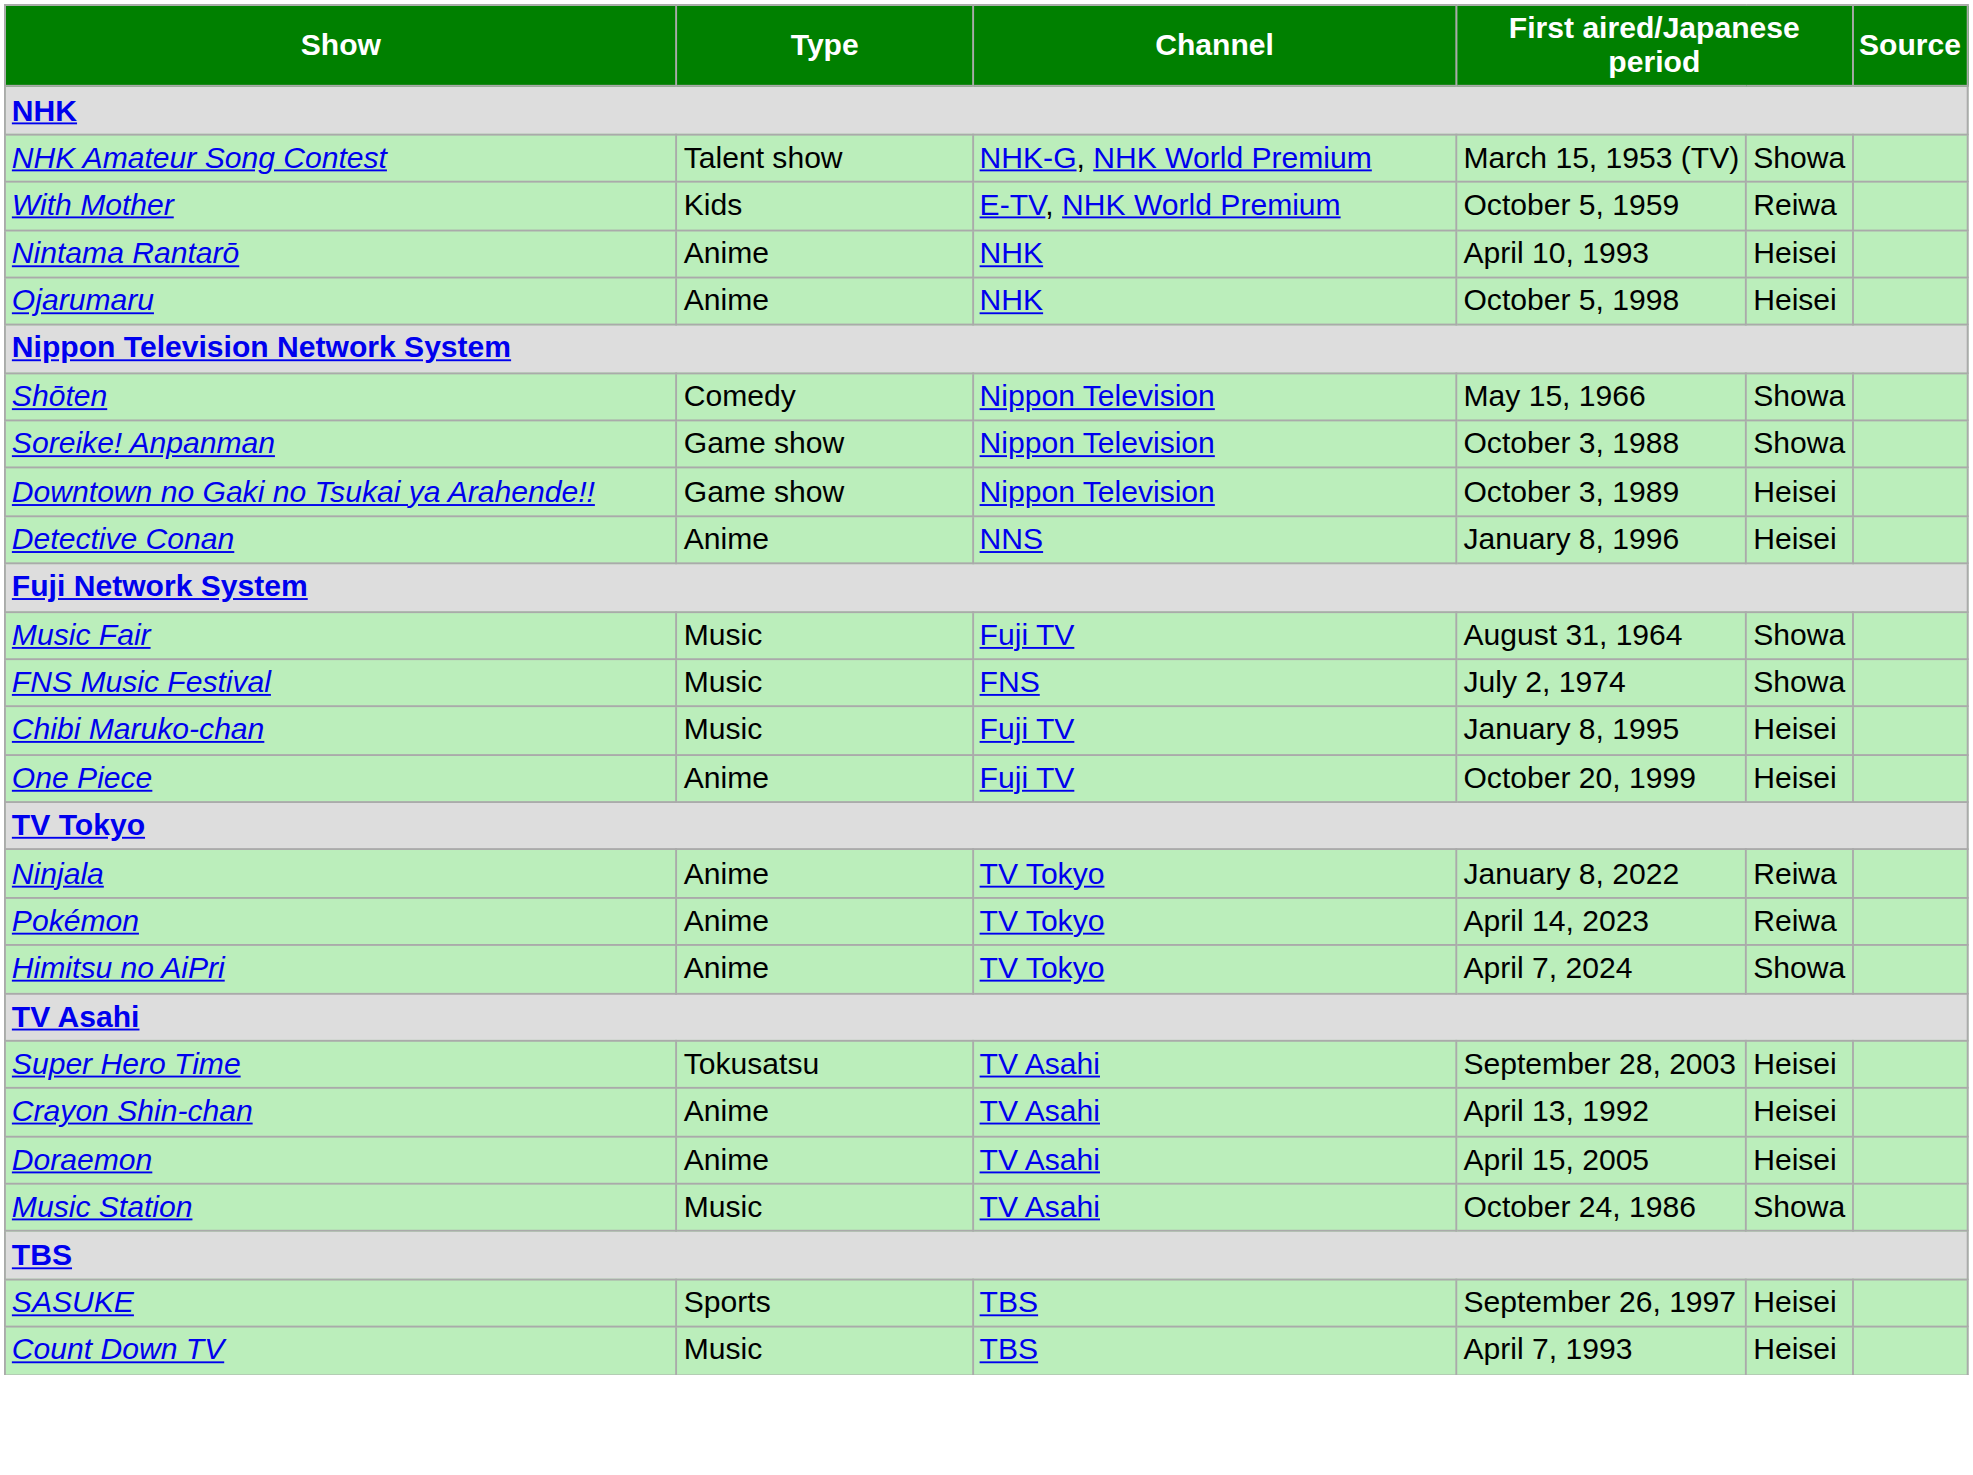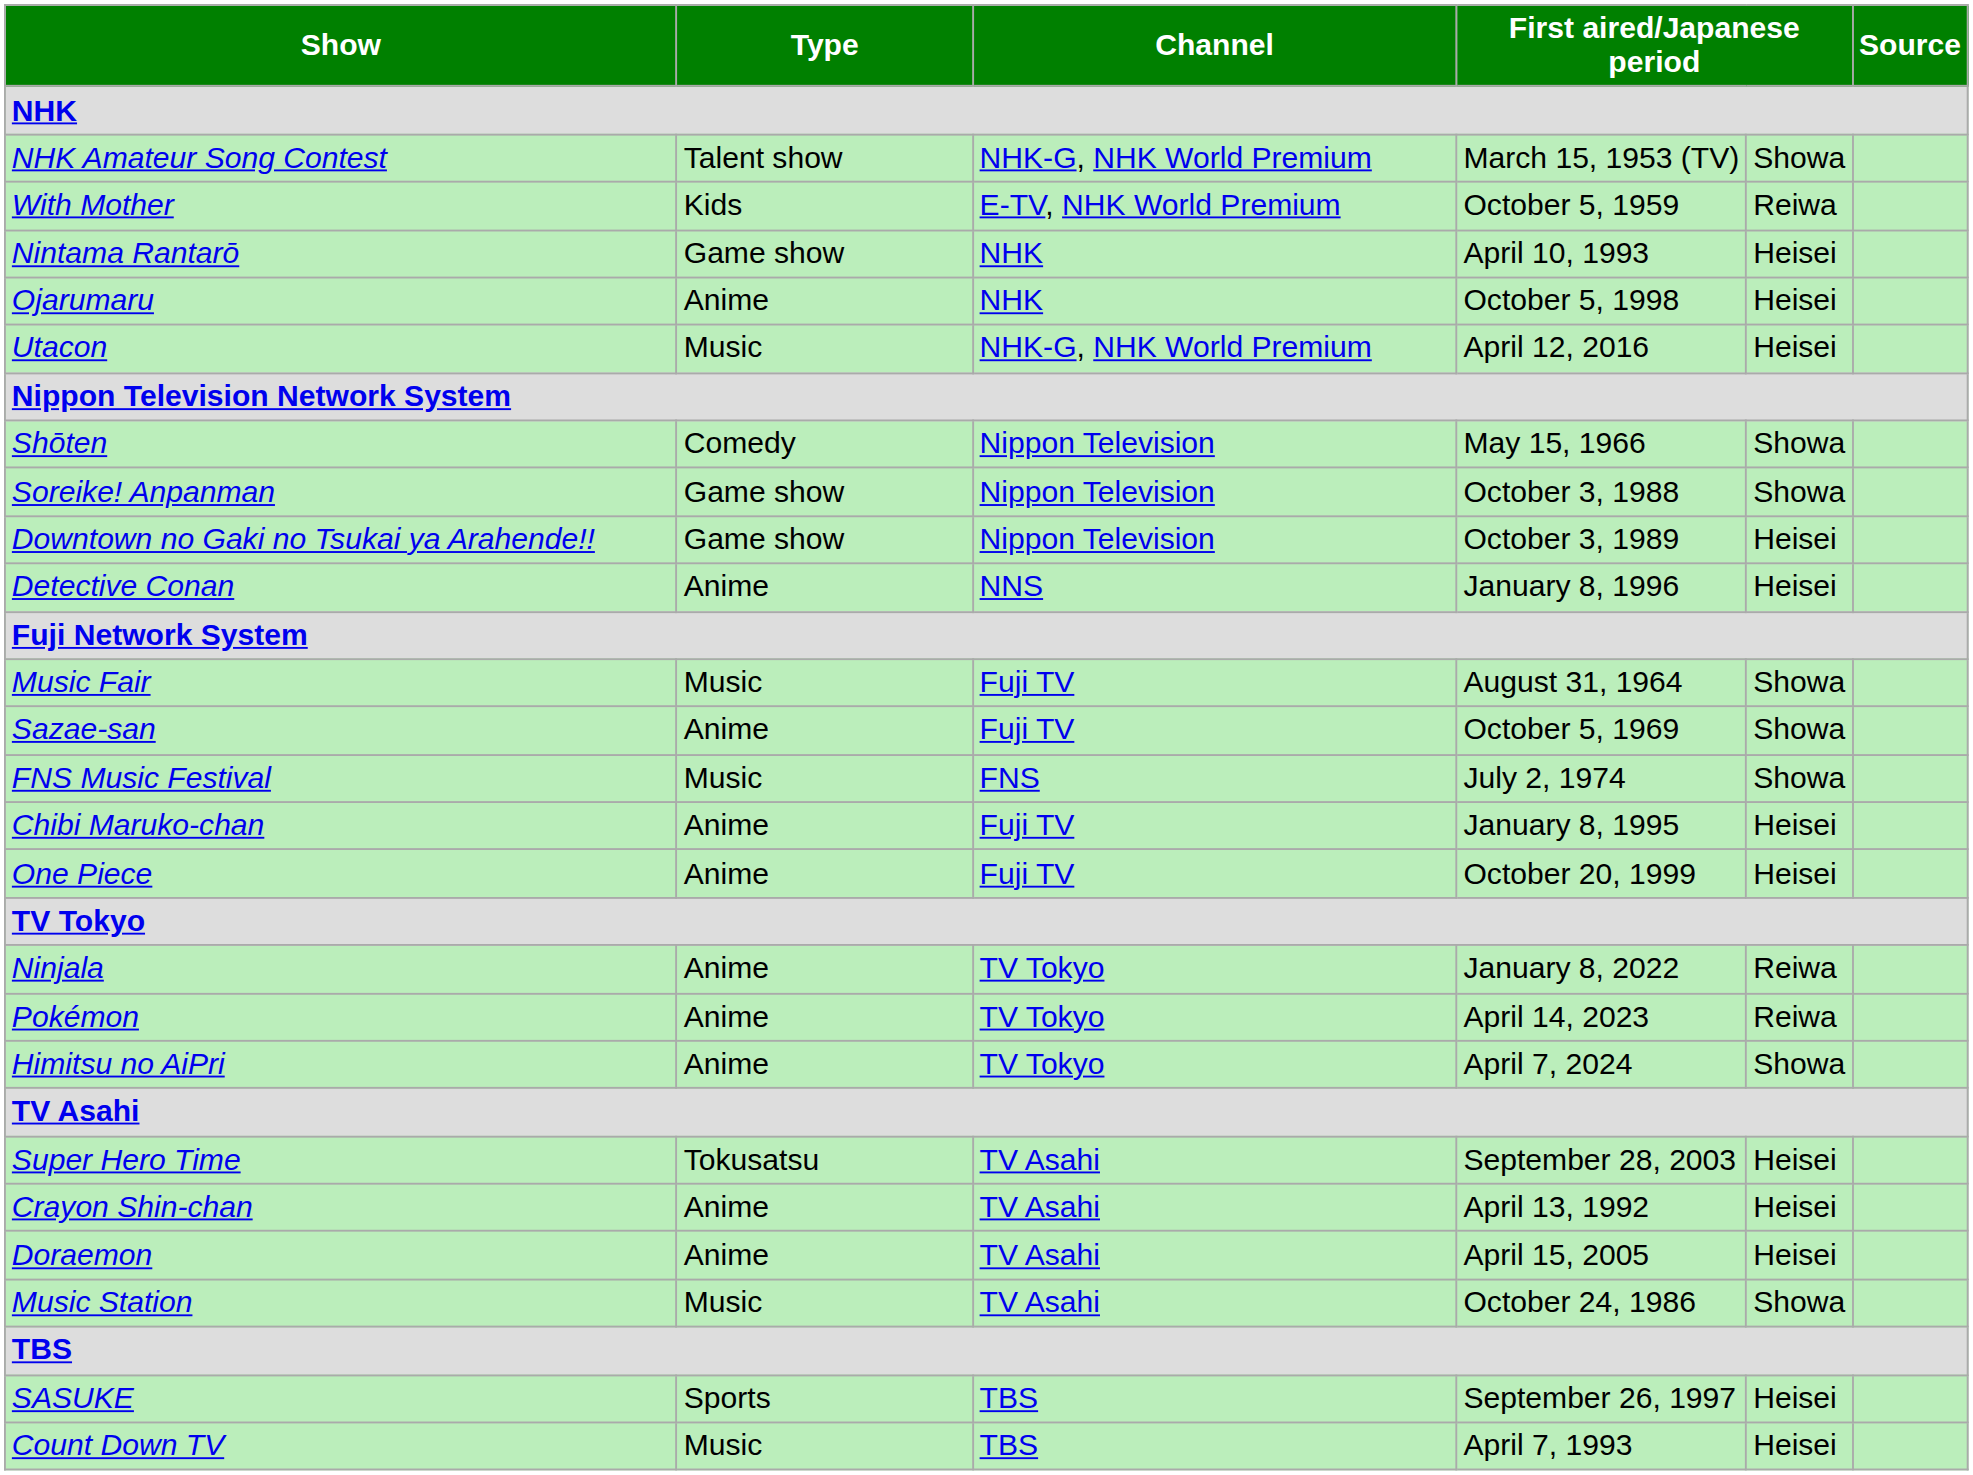(726, 253) Anime -> (764, 253) Game show
+ row: (60, 348)
+ row: (84, 730)
(723, 730) Music -> (726, 825) Anime
